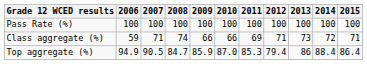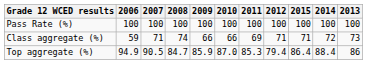columns swapped: (301, 12) <-> (350, 12)
